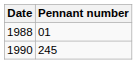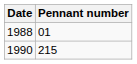(48, 50) 245 -> (48, 50) 215
